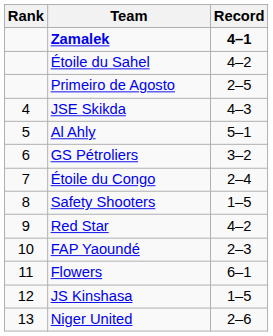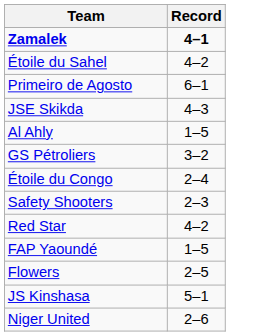- column: (26, 16)
(239, 86) 2–5 -> (196, 86) 6–1
(239, 132) 5–1 -> (196, 132) 1–5
(239, 202) 1–5 -> (196, 202) 2–3
(239, 249) 2–3 -> (196, 249) 1–5
(239, 272) 6–1 -> (196, 272) 2–5
(239, 296) 1–5 -> (196, 296) 5–1
